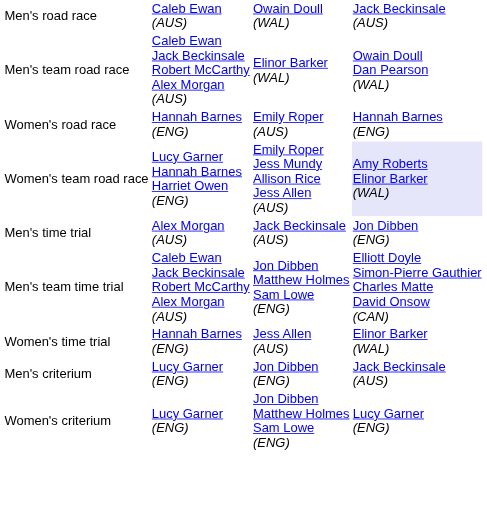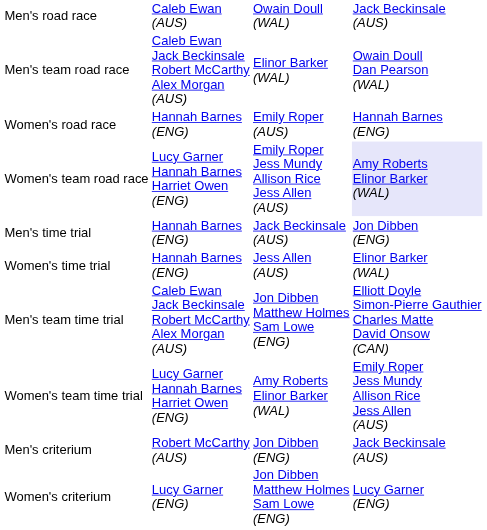(188, 233) Alex Morgan (AUS) -> (197, 233) Hannah Barnes (ENG)
rows swapped: (64, 287) <-> (57, 341)
+ row: (74, 395)
(187, 374) Lucy Garner (ENG) -> (201, 450) Robert McCarthy (AUS)
